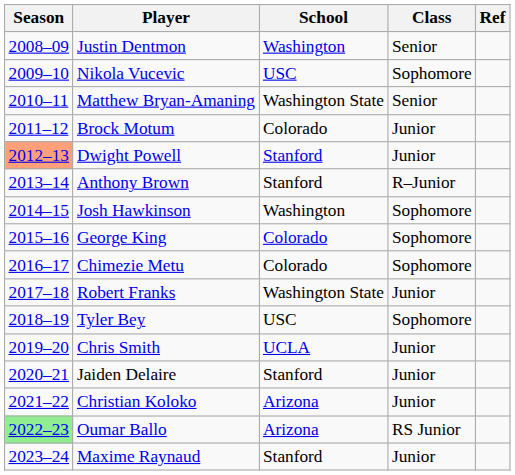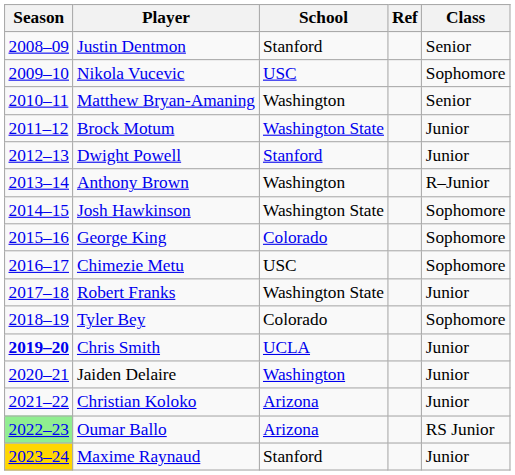columns swapped: (432, 18) <-> (493, 18)
(304, 45) Washington -> (293, 45) Stanford
(323, 100) Washington State -> (304, 100) Washington
(295, 127) Colorado -> (323, 127) Washington State
(39, 155) lightsalmon background -> (39, 155) no background
(293, 182) Stanford -> (304, 182) Washington
(304, 210) Washington -> (323, 210) Washington State
(295, 264) Colorado -> (280, 264) USC
(280, 319) USC -> (295, 319) Colorado
(39, 347) normal -> (39, 347) bold
(293, 374) Stanford -> (304, 374) Washington
(39, 456) no background -> (39, 456) gold background
